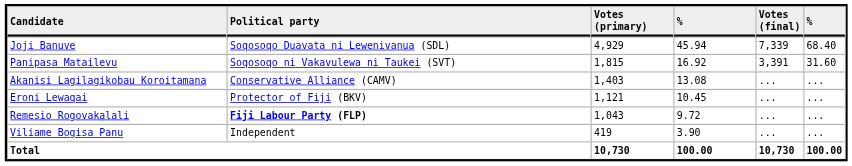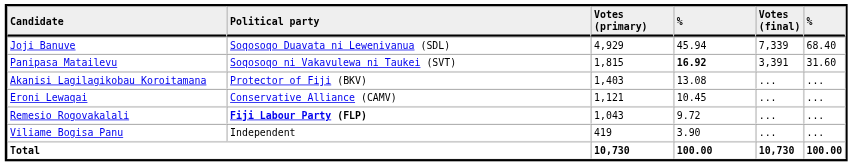(692, 63) normal -> (692, 63) bold
(313, 80) Conservative Alliance (CAMV) -> (299, 80) Protector of Fiji (BKV)
(299, 98) Protector of Fiji (BKV) -> (313, 98) Conservative Alliance (CAMV)
